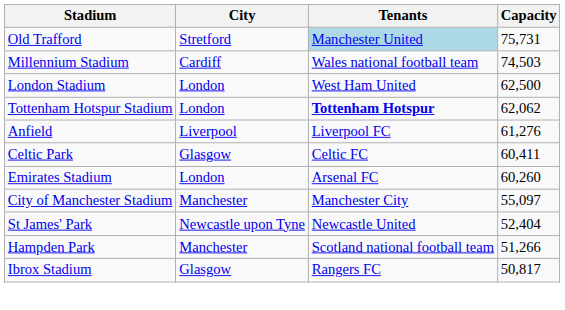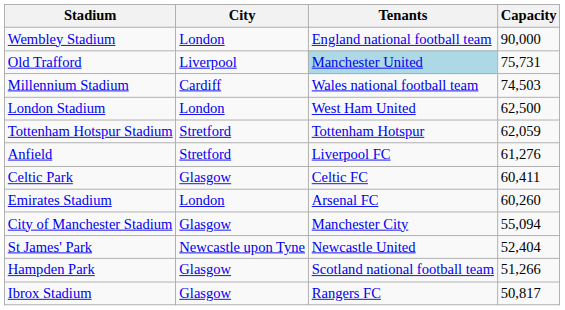+ row: (62, 39)
(205, 39) Stretford -> (208, 62) Liverpool
(202, 108) London -> (205, 131) Stretford
(373, 108) bold -> (368, 131) normal
(521, 108) 62,062 -> (521, 131) 62,059
(208, 131) Liverpool -> (205, 154) Stretford
(213, 200) Manchester -> (205, 223) Glasgow
(521, 200) 55,097 -> (521, 223) 55,094
(213, 246) Manchester -> (205, 270) Glasgow
